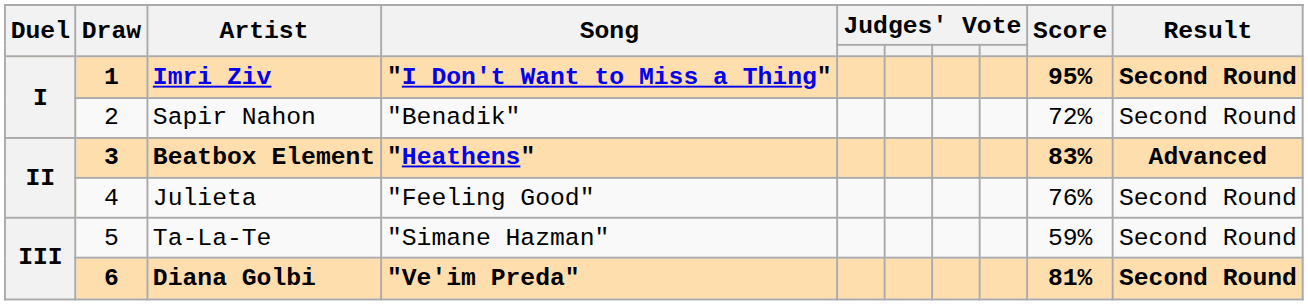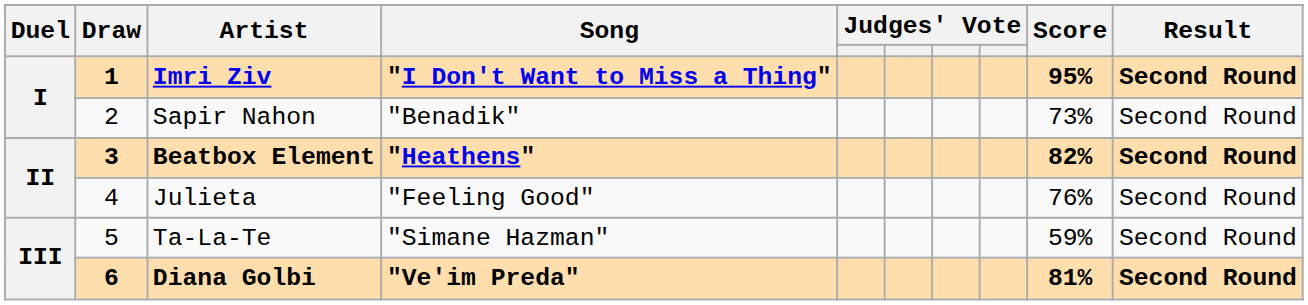(1070, 117) 72% -> (1070, 117) 73%
(1070, 158) 83% -> (1070, 158) 82%
(1208, 158) Advanced -> (1208, 158) Second Round
